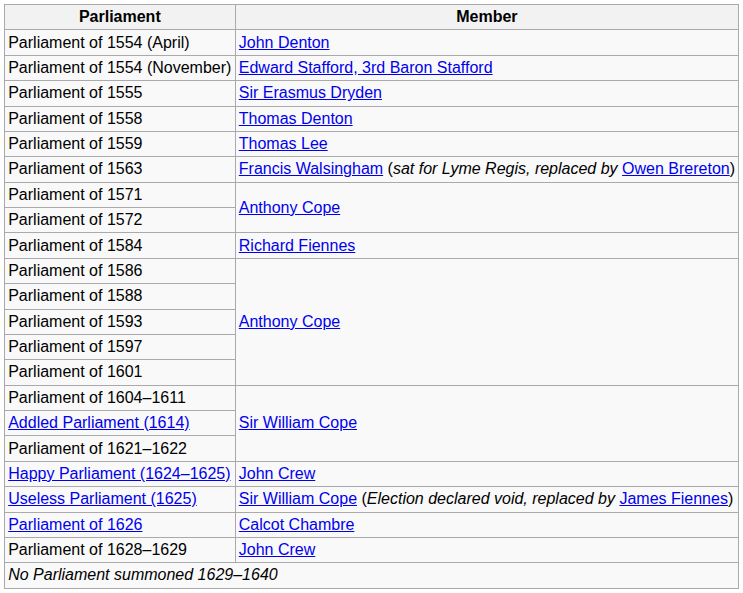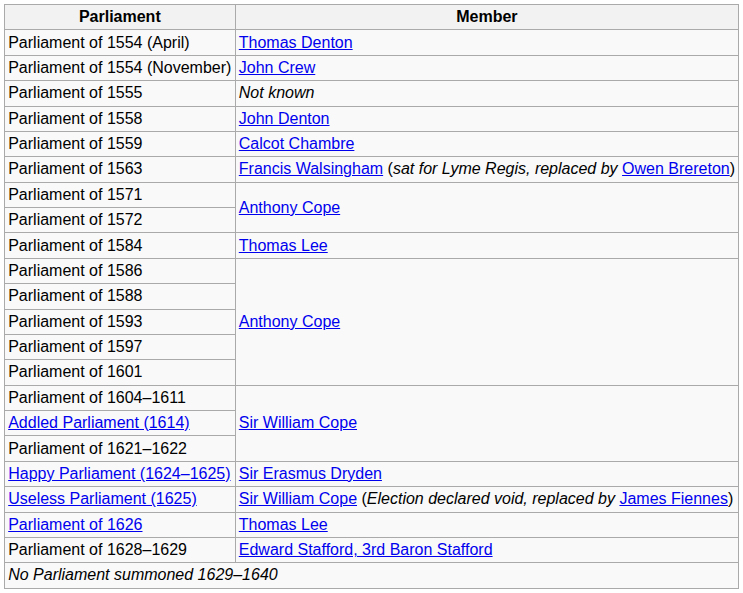(284, 42) John Denton -> (296, 42) Thomas Denton
(366, 67) Edward Stafford, 3rd Baron Stafford -> (277, 67) John Crew
(310, 93) Sir Erasmus Dryden -> (277, 93) Not known
(296, 118) Thomas Denton -> (284, 118) John Denton
(283, 144) Thomas Lee -> (297, 144) Calcot Chambre
(297, 245) Richard Fiennes -> (283, 245) Thomas Lee
(277, 473) John Crew -> (310, 473) Sir Erasmus Dryden
(297, 524) Calcot Chambre -> (283, 524) Thomas Lee
(277, 550) John Crew -> (366, 550) Edward Stafford, 3rd Baron Stafford
